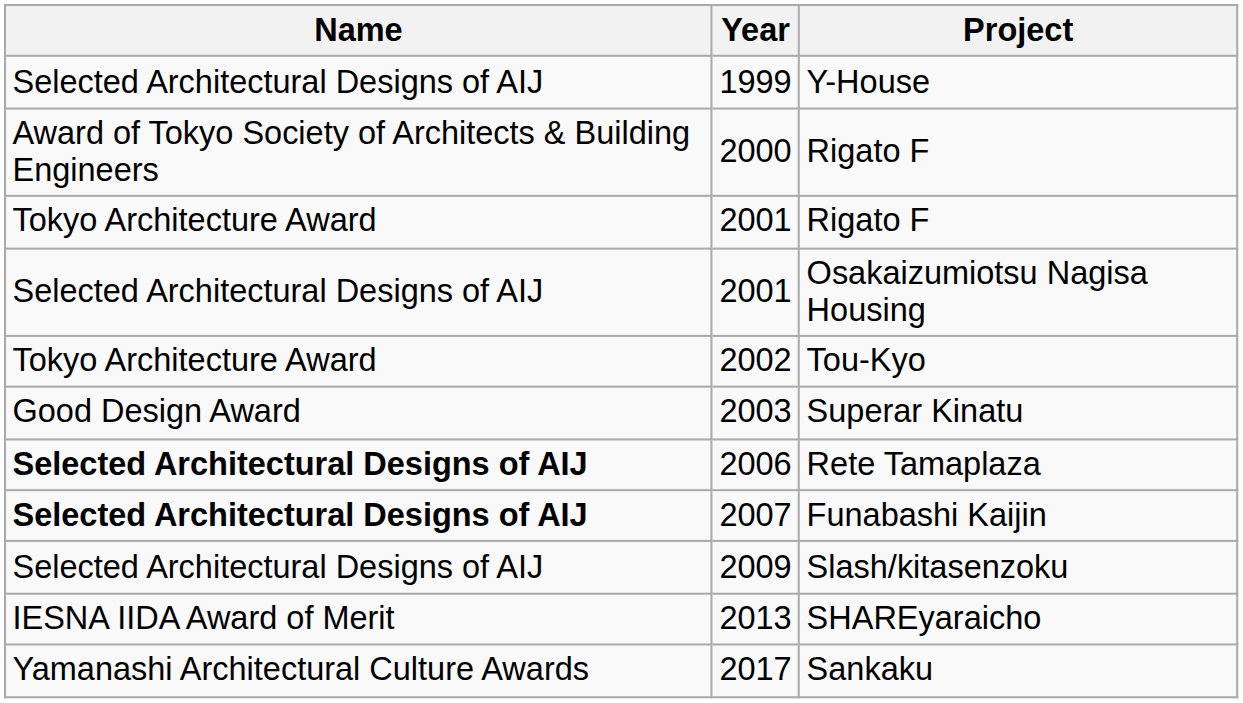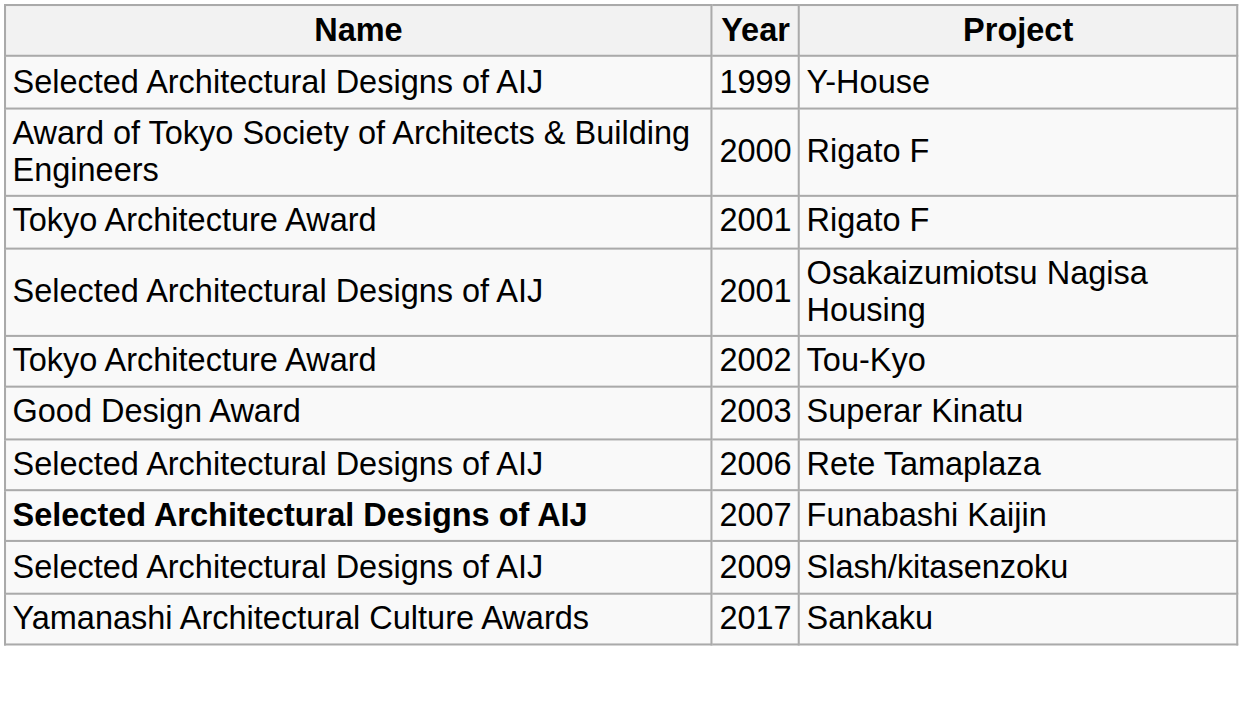(300, 463) bold -> (278, 463) normal
- row: (756, 618)
